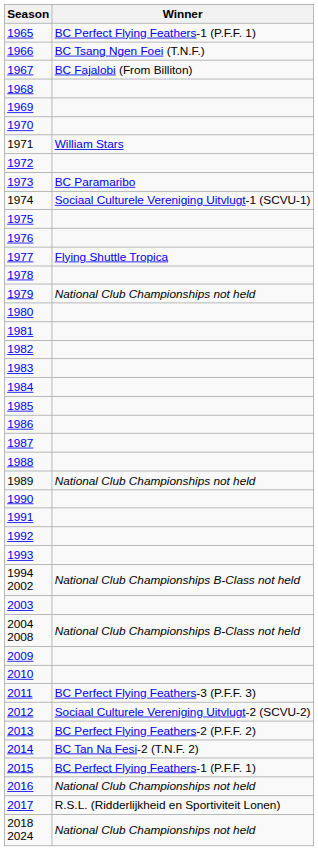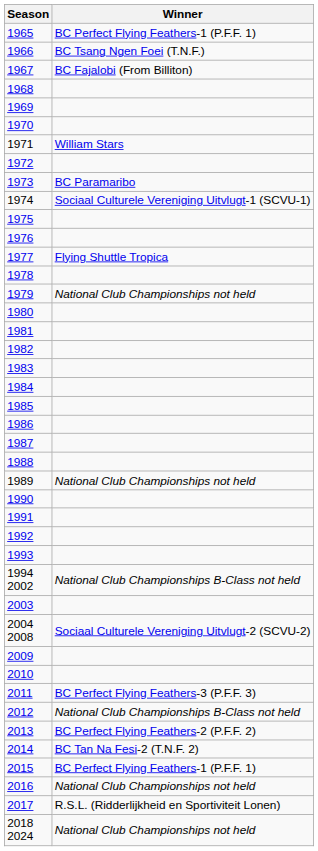(177, 631) National Club Championships B-Class not held -> (183, 631) Sociaal Culturele Vereniging Uitvlugt-2 (SCVU-2)
(183, 712) Sociaal Culturele Vereniging Uitvlugt-2 (SCVU-2) -> (177, 712) National Club Championships B-Class not held
